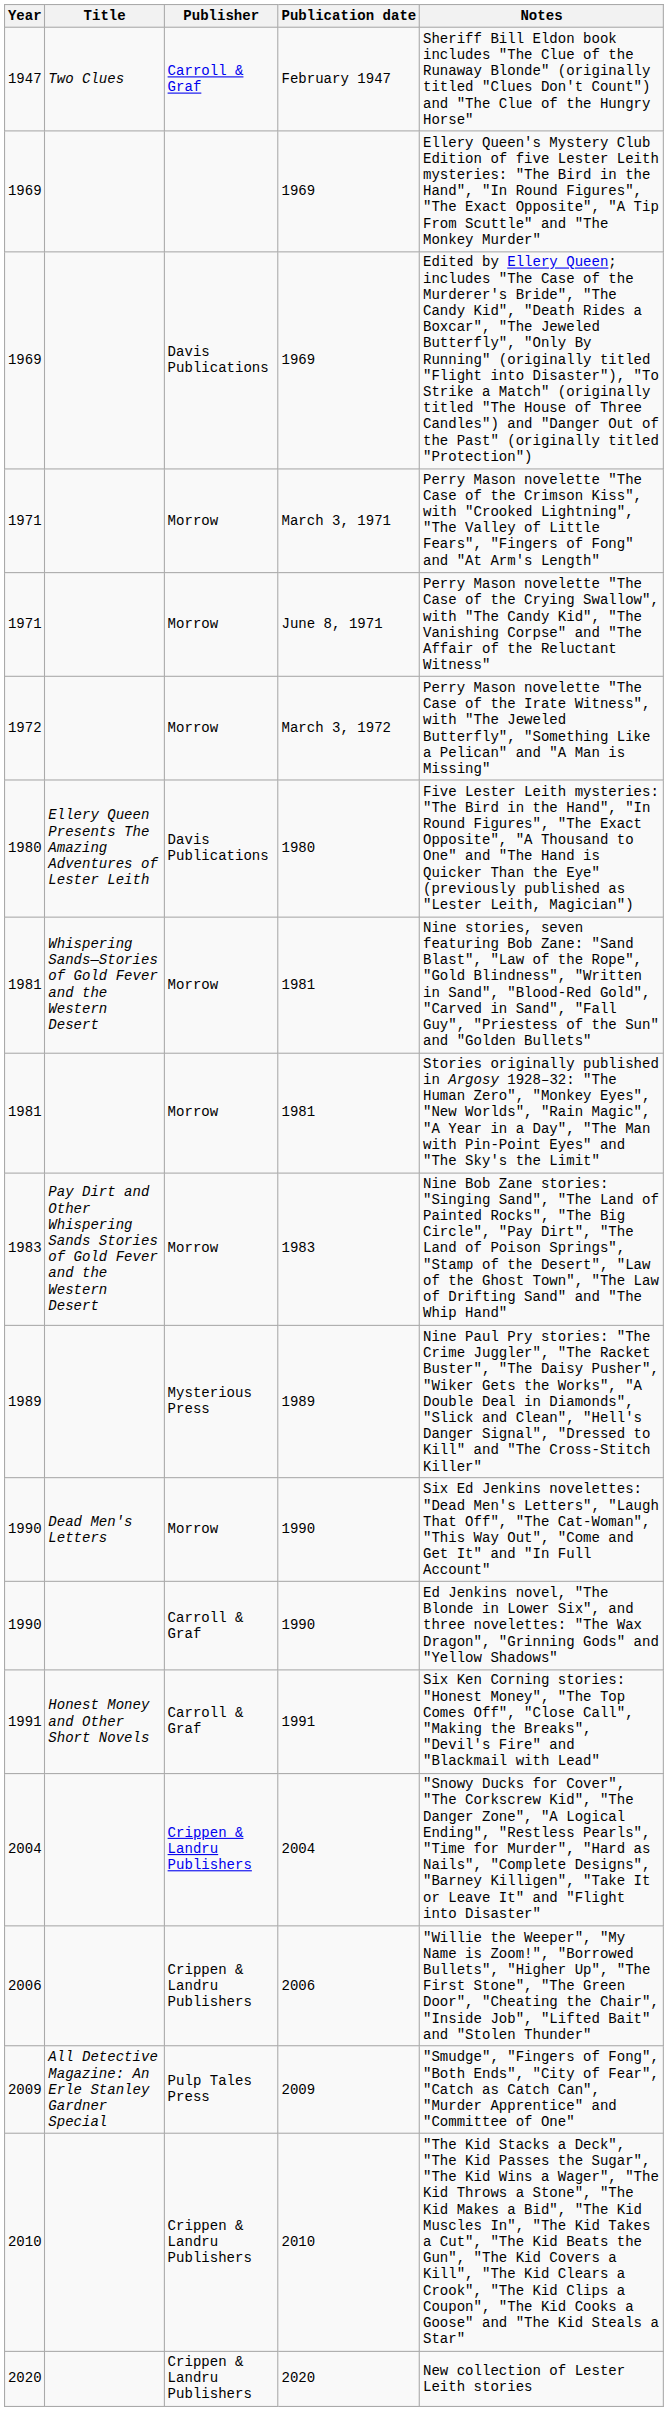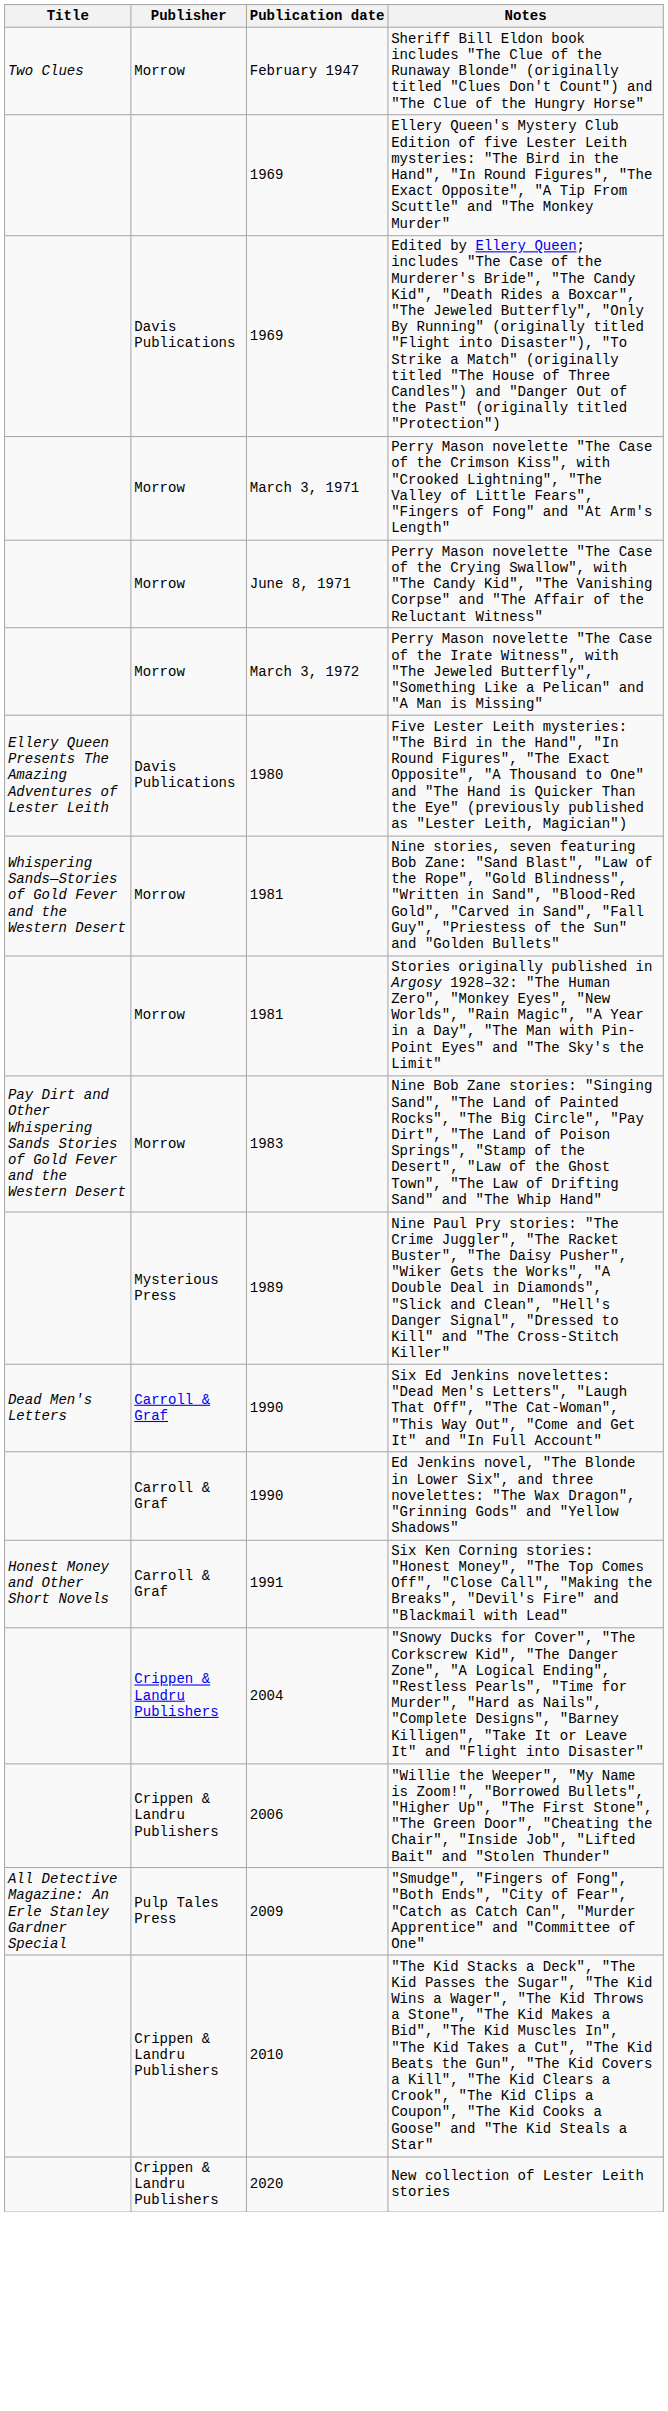- column: (25, 16)
(206, 79) Carroll & Graf -> (160, 71) Morrow
(193, 1530) Morrow -> (172, 1408) Carroll & Graf
